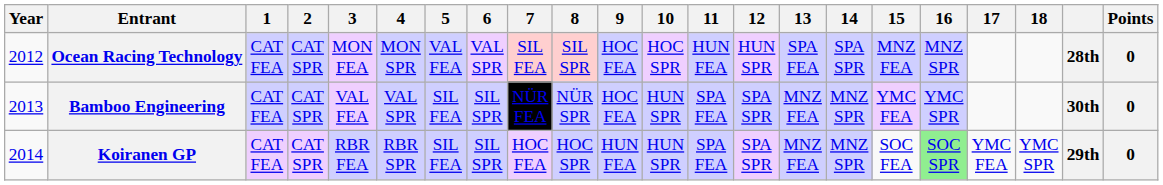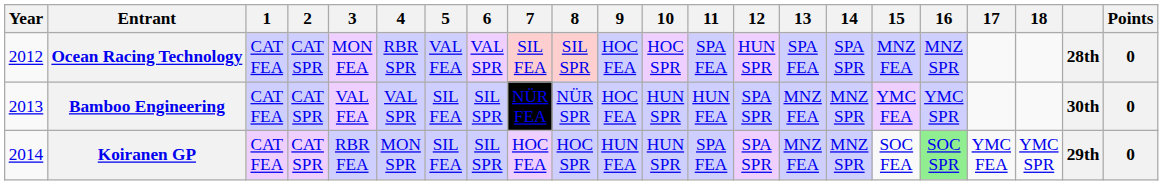(401, 56) MON SPR -> (401, 56) RBR SPR
(711, 56) HUN FEA -> (711, 56) SPA FEA
(711, 105) SPA FEA -> (711, 105) HUN FEA
(401, 154) RBR SPR -> (401, 154) MON SPR
